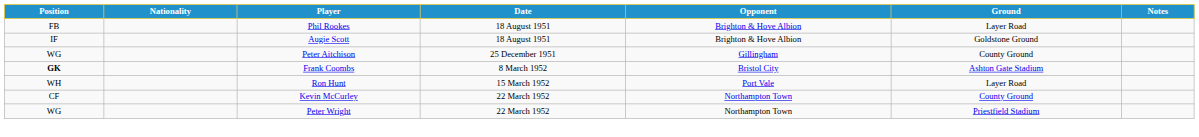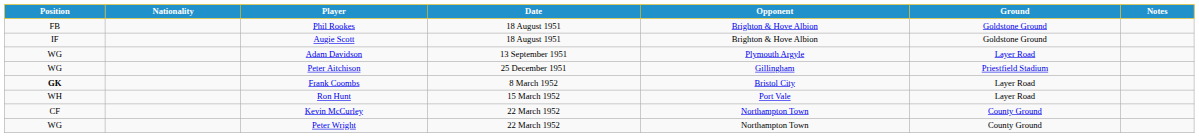(1006, 26) Layer Road -> (1015, 26) Goldstone Ground
+ row: (334, 54)
(1006, 54) County Ground -> (1015, 69) Priestfield Stadium
(1006, 69) Ashton Gate Stadium -> (1015, 83) Layer Road
(1006, 111) Priestfield Stadium -> (1015, 126) County Ground
